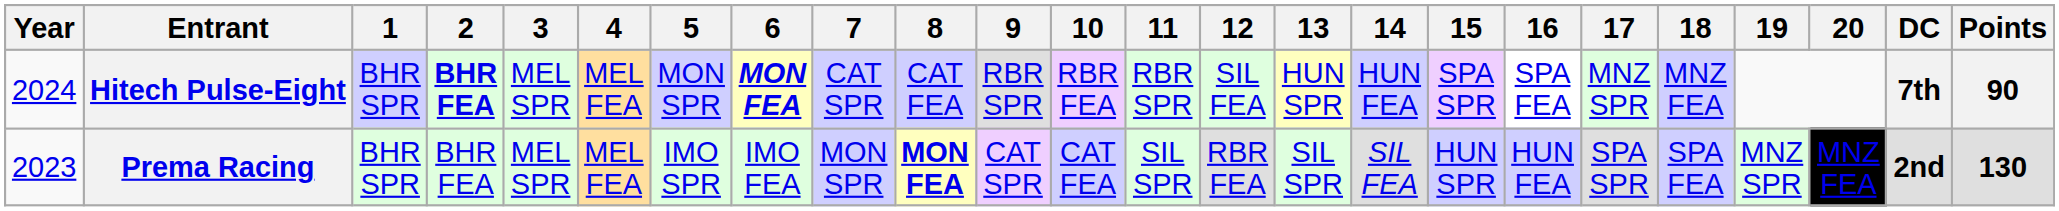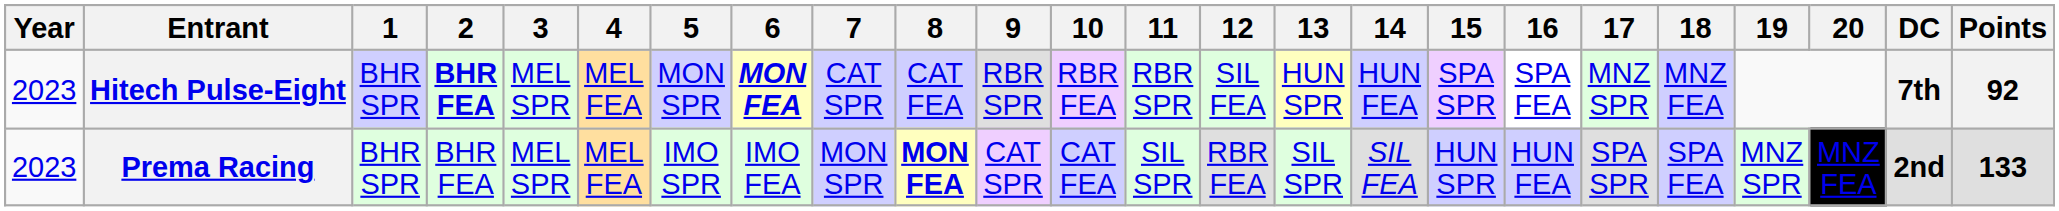(44, 89) 2024 -> (44, 89) 2023
(2003, 89) 90 -> (2003, 89) 92
(2003, 167) 130 -> (2003, 167) 133
